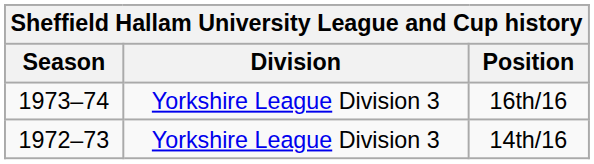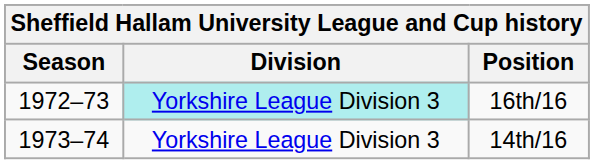(64, 101) 1973–74 -> (64, 101) 1972–73
(296, 101) no background -> (296, 101) paleturquoise background
(64, 139) 1972–73 -> (64, 139) 1973–74
